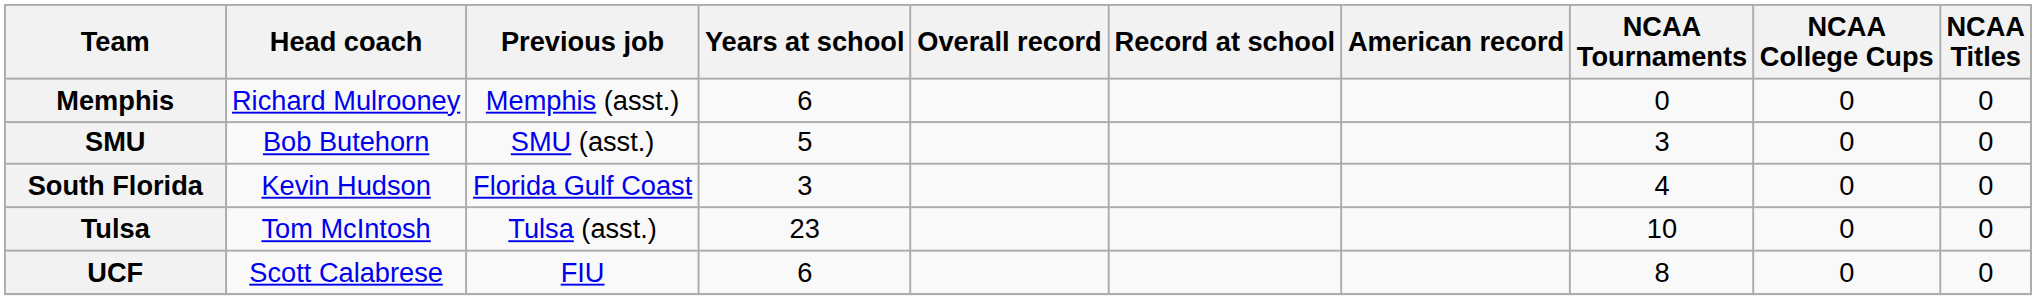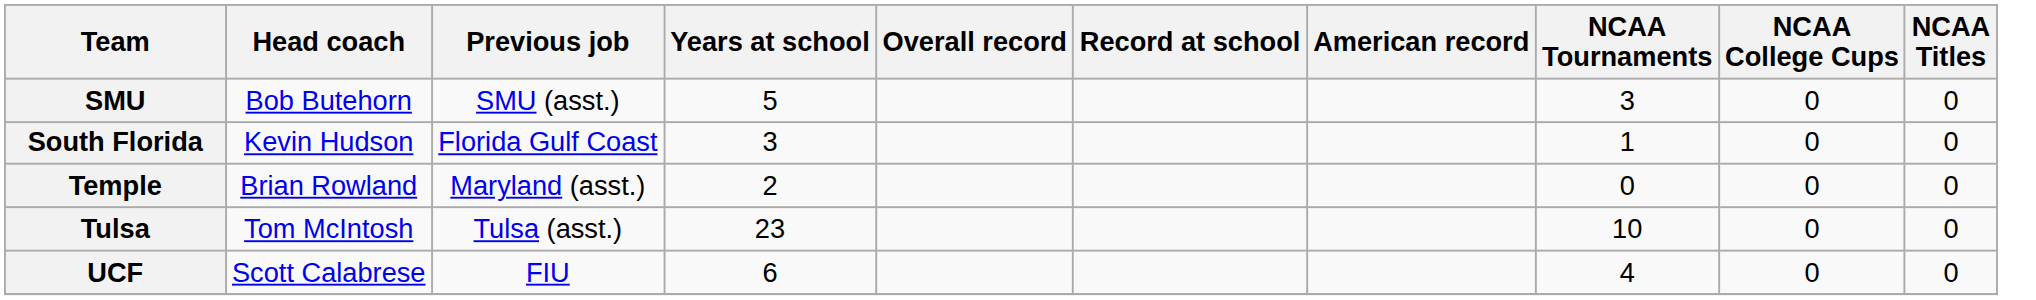- row: (115, 100)
(1662, 186) 4 -> (1627, 143) 1
+ row: (115, 186)
(1662, 272) 8 -> (1627, 272) 4
